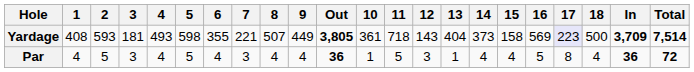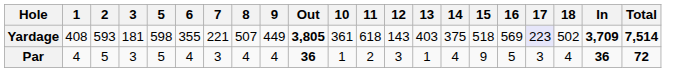- column: (161, 15)
(399, 36) 718 -> (370, 36) 618
(455, 36) 404 -> (427, 36) 403
(483, 36) 373 -> (455, 36) 375
(512, 36) 158 -> (483, 36) 518
(597, 36) 500 -> (568, 36) 502
(399, 57) 5 -> (370, 57) 2
(512, 57) 4 -> (483, 57) 9
(568, 57) 8 -> (540, 57) 3
